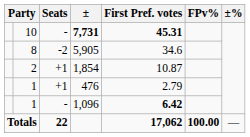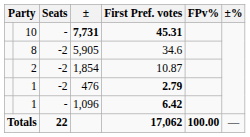(61, 68) +1 -> (63, 68) -2
(61, 86) +1 -> (63, 86) -2
(172, 86) normal -> (172, 86) bold
